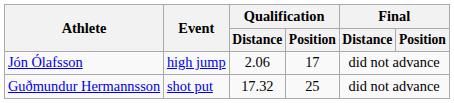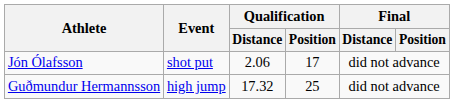(196, 62) high jump -> (190, 62) shot put
(190, 86) shot put -> (196, 86) high jump
